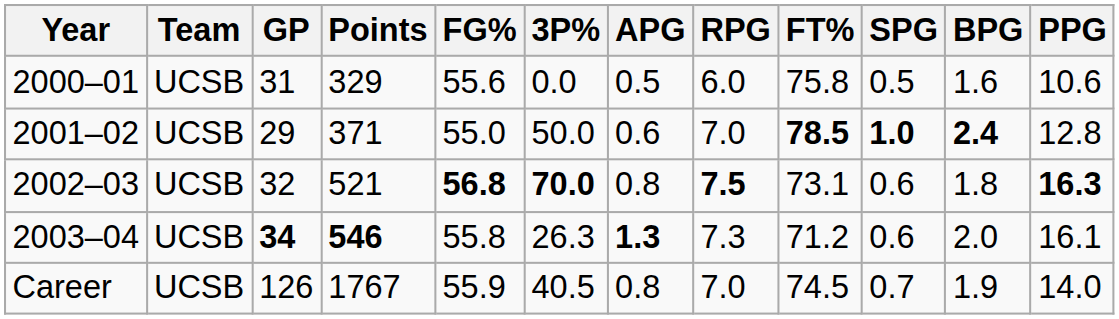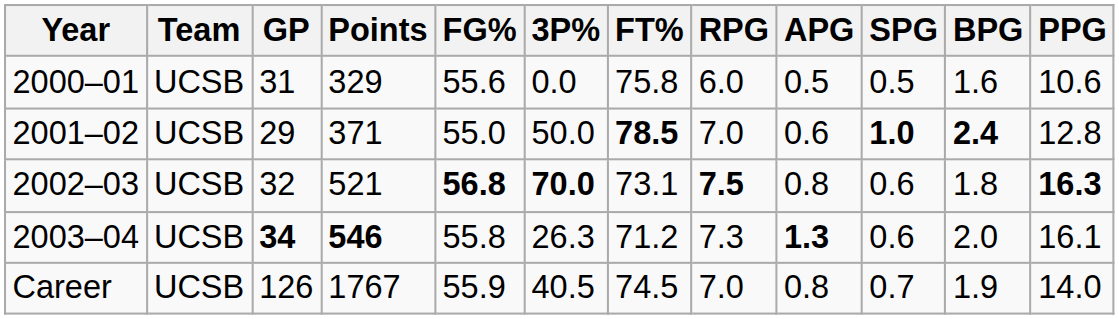columns swapped: (820, 30) <-> (650, 30)
